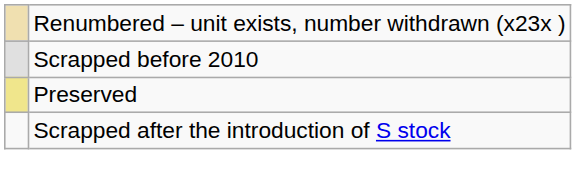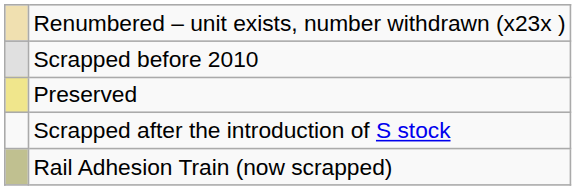+ row: (213, 167)
